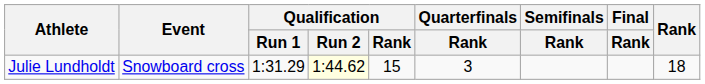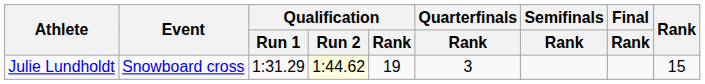(392, 68) 15 -> (392, 68) 19
(677, 68) 18 -> (677, 68) 15
